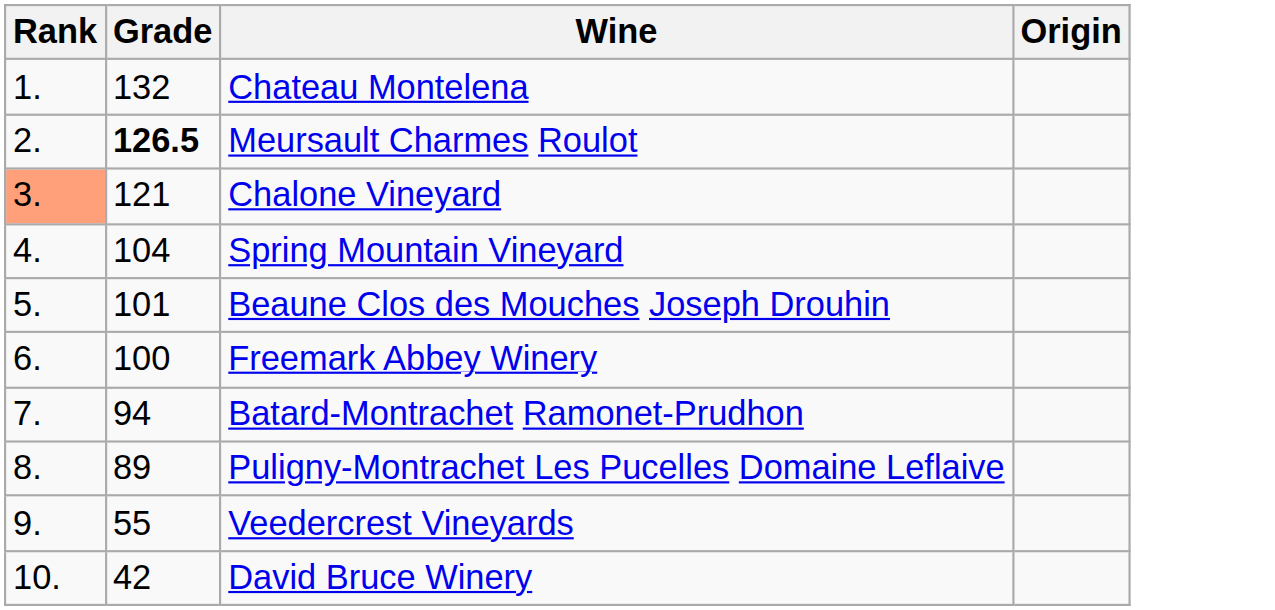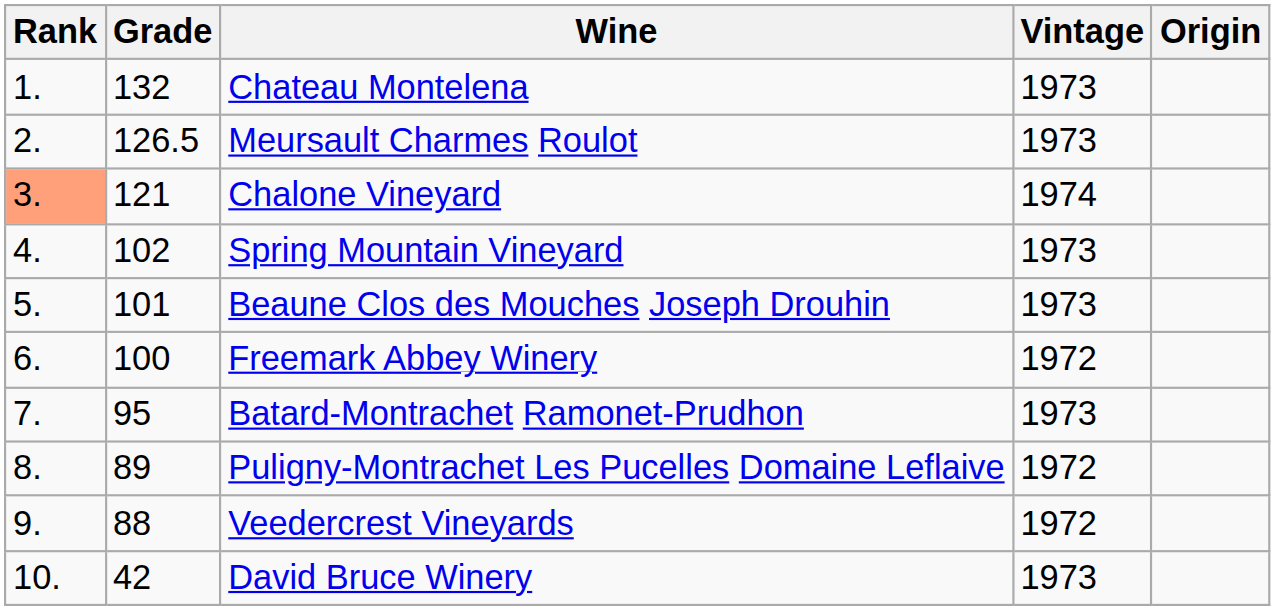+ column: (1082, 31)
(156, 140) bold -> (156, 140) normal
(142, 250) 104 -> (142, 250) 102
(132, 413) 94 -> (132, 413) 95
(132, 522) 55 -> (132, 522) 88
